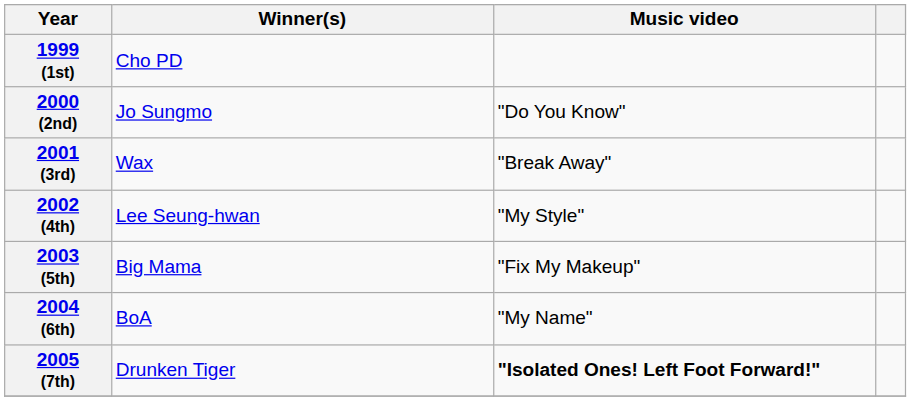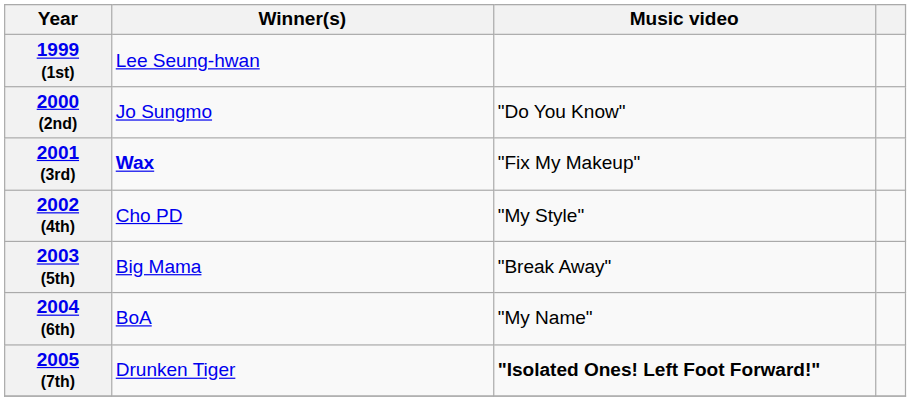(149, 60) Cho PD -> (188, 60) Lee Seung-hwan
(134, 163) normal -> (135, 163) bold
(555, 163) "Break Away" -> (569, 163) "Fix My Makeup"
(188, 215) Lee Seung-hwan -> (149, 215) Cho PD
(569, 266) "Fix My Makeup" -> (555, 266) "Break Away"
